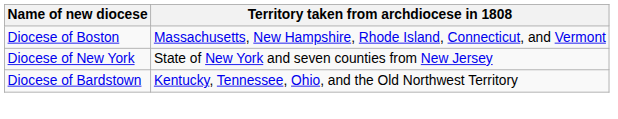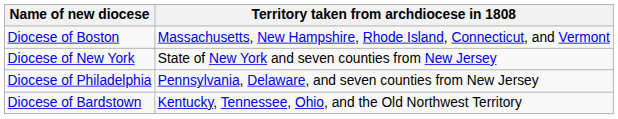+ row: (80, 80)
